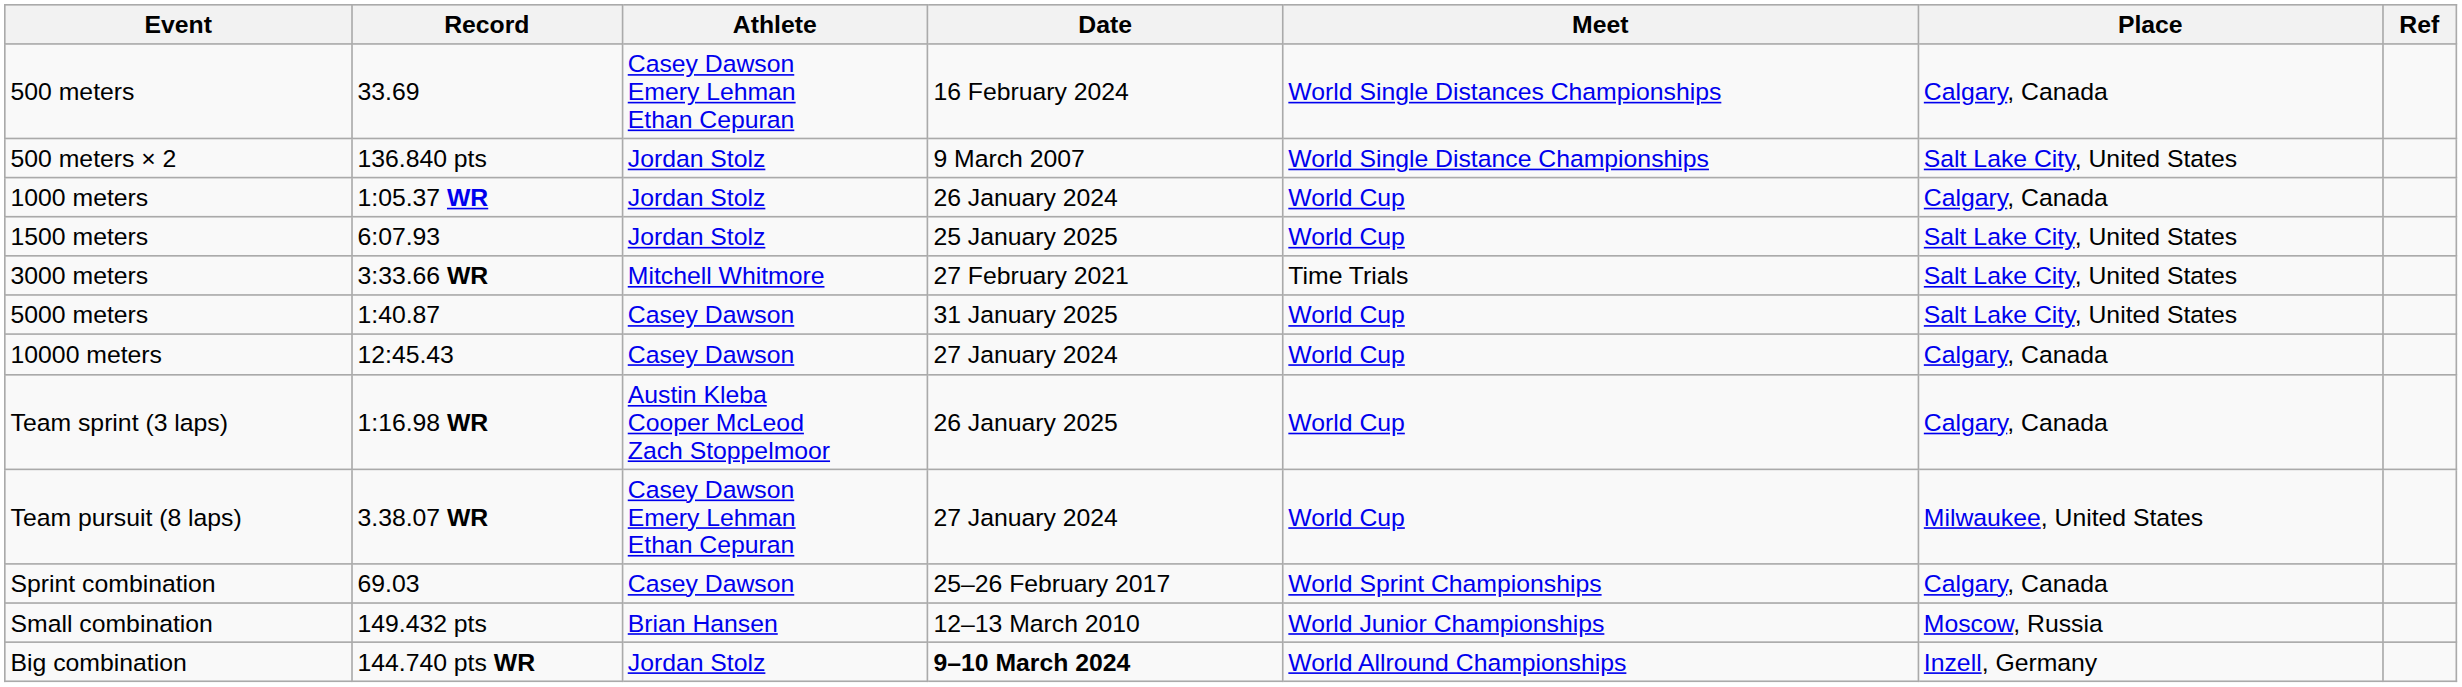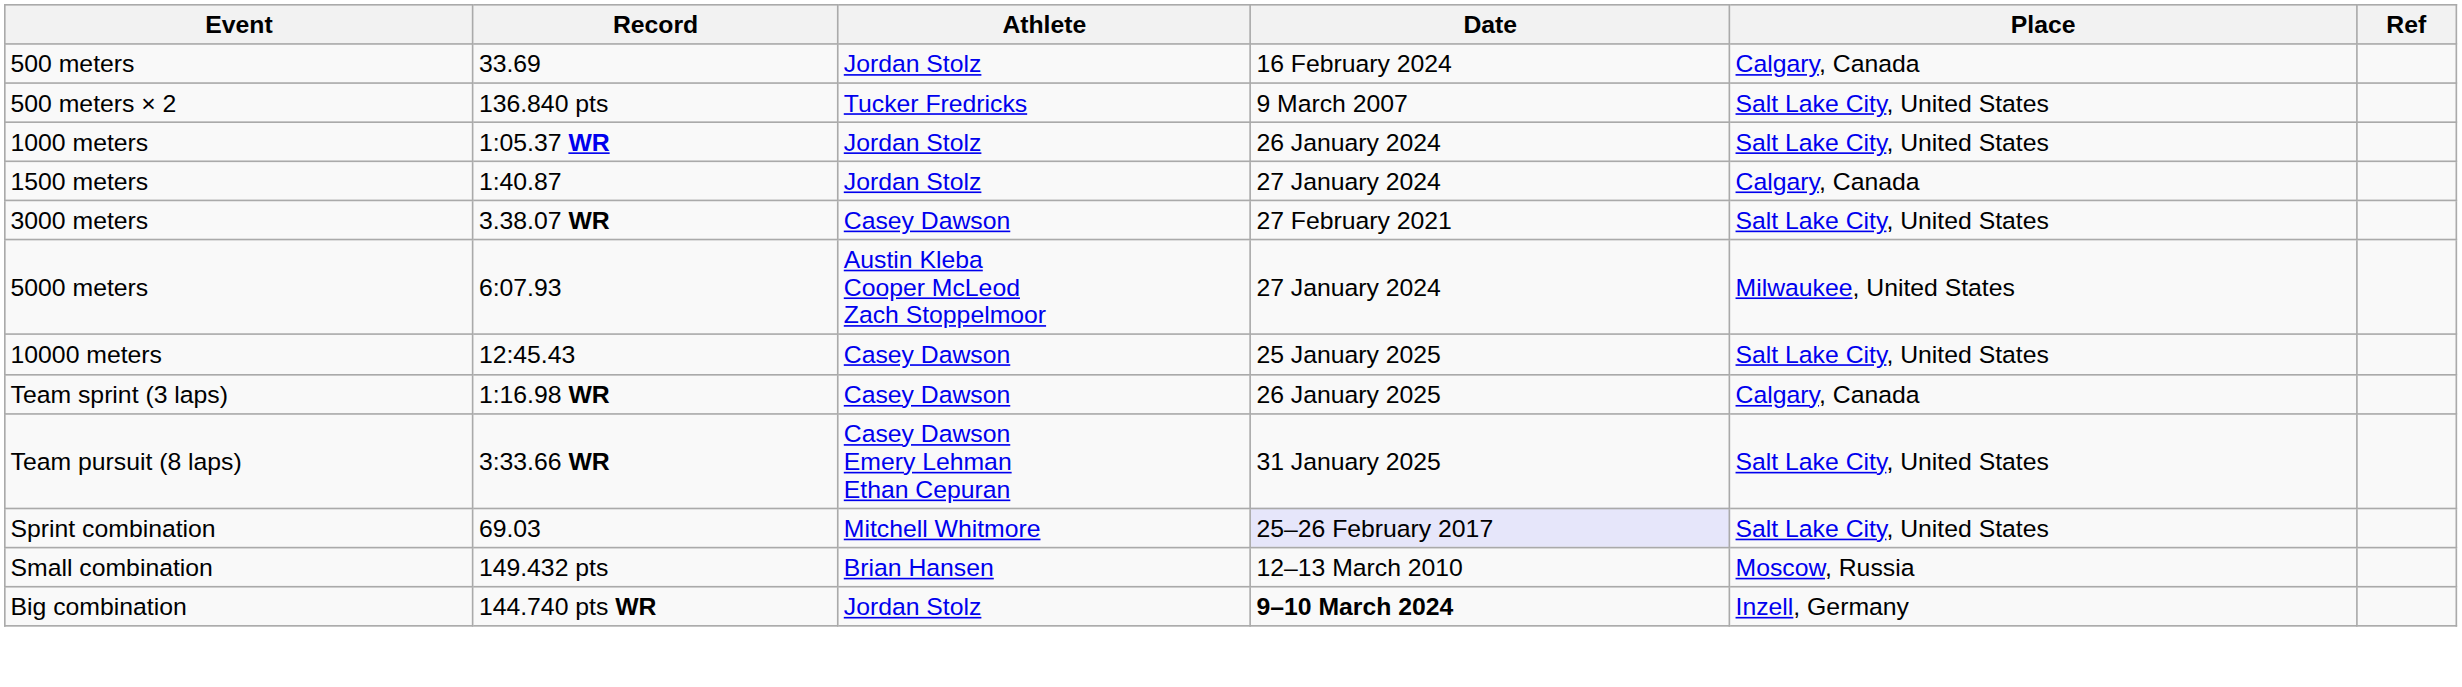- column: (1600, 25)
(712, 92) Casey Dawson Emery Lehman Ethan Cepuran -> (913, 64) Jordan Stolz
(697, 158) Jordan Stolz -> (935, 103) Tucker Fredricks
(2016, 198) Calgary, Canada -> (1892, 142) Salt Lake City, United States
(399, 237) 6:07.93 -> (520, 182) 1:40.87
(1026, 237) 25 January 2025 -> (1349, 182) 27 January 2024
(2080, 237) Salt Lake City, United States -> (1828, 182) Calgary, Canada
(423, 276) 3:33.66 WR -> (544, 221) 3.38.07 WR
(726, 276) Mitchell Whitmore -> (927, 221) Casey Dawson
(399, 315) 1:40.87 -> (520, 288) 6:07.93
(711, 315) Casey Dawson -> (945, 288) Austin Kleba Cooper McLeod Zach Stoppelmoor
(1026, 315) 31 January 2025 -> (1349, 288) 27 January 2024
(2080, 315) Salt Lake City, United States -> (1875, 288) Milwaukee, United States
(1026, 355) 27 January 2024 -> (1349, 355) 25 January 2025
(2016, 355) Calgary, Canada -> (1892, 355) Salt Lake City, United States
(729, 422) Austin Kleba Cooper McLeod Zach Stoppelmoor -> (927, 394) Casey Dawson
(423, 516) 3.38.07 WR -> (544, 461) 3:33.66 WR
(1026, 516) 27 January 2024 -> (1349, 461) 31 January 2025
(2064, 516) Milwaukee, United States -> (1892, 461) Salt Lake City, United States
(711, 583) Casey Dawson -> (942, 528) Mitchell Whitmore
(1052, 583) no background -> (1375, 528) lavender background
(2016, 583) Calgary, Canada -> (1892, 528) Salt Lake City, United States
